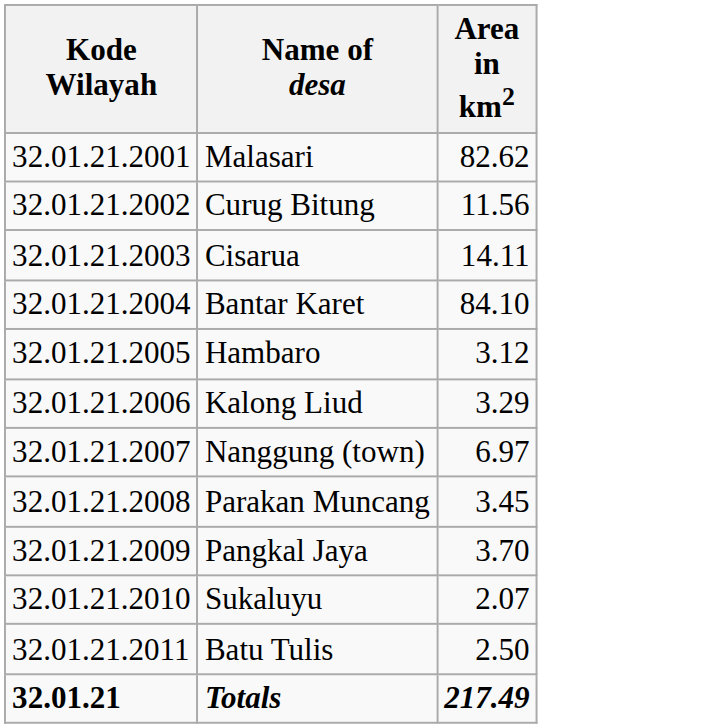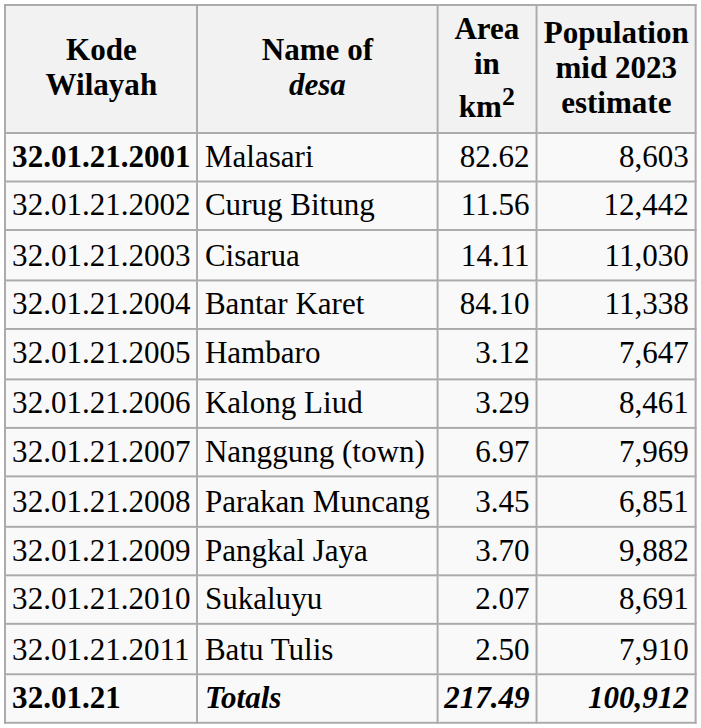+ column: (616, 68)
(101, 156) normal -> (101, 156) bold
